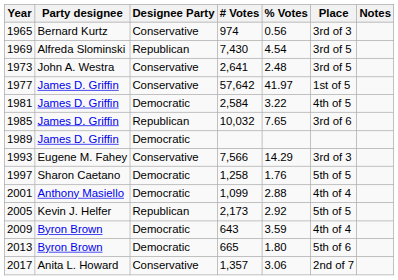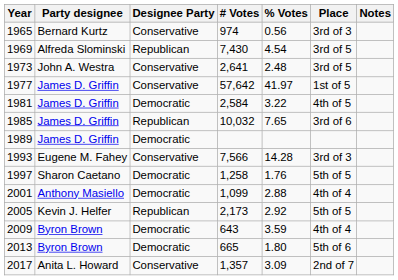(279, 157) 14.29 -> (279, 157) 14.28
(276, 265) 3.06 -> (276, 265) 3.09
